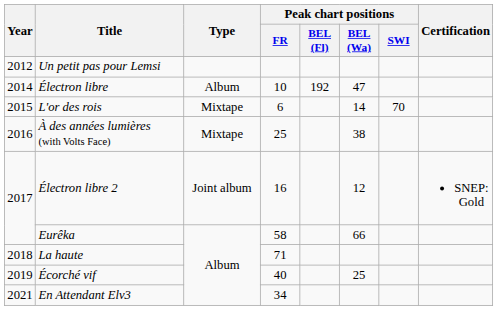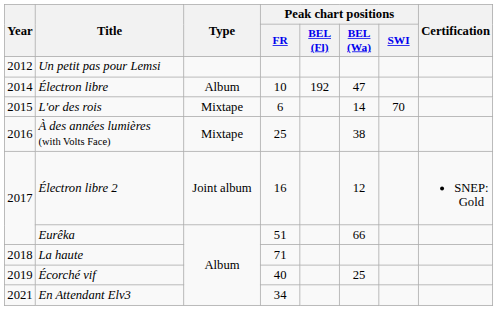(280, 234) 58 -> (280, 234) 51
